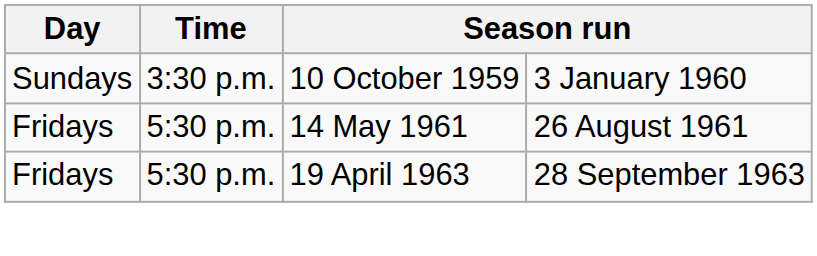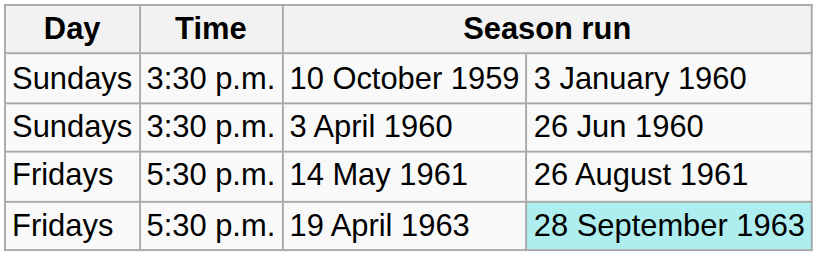+ row: (371, 126)
(669, 175) no background -> (669, 224) paleturquoise background
